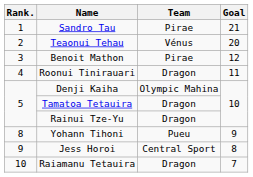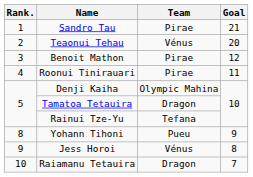(179, 73) Dragon -> (179, 73) Pirae
(179, 119) Dragon -> (179, 119) Tefana
(179, 149) Central Sport -> (179, 149) Vénus
